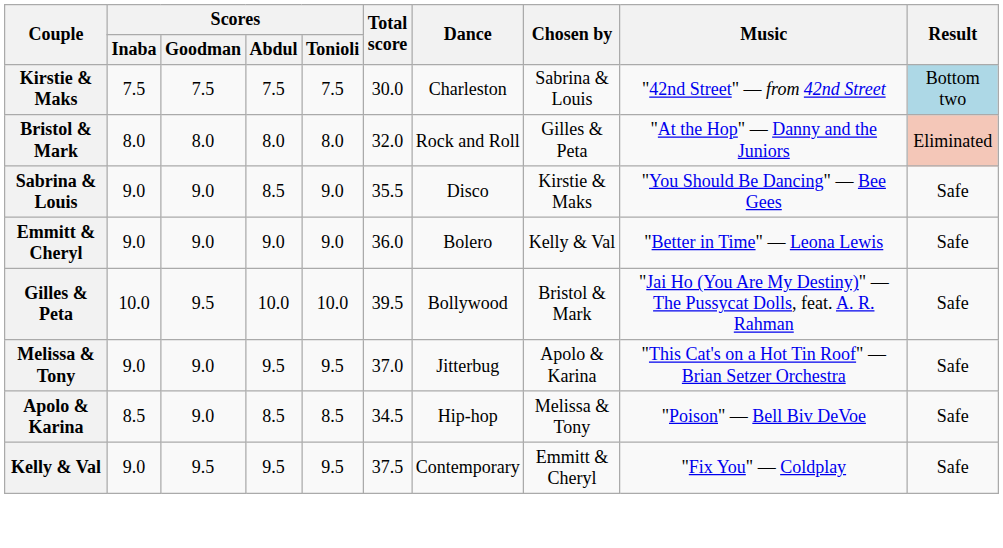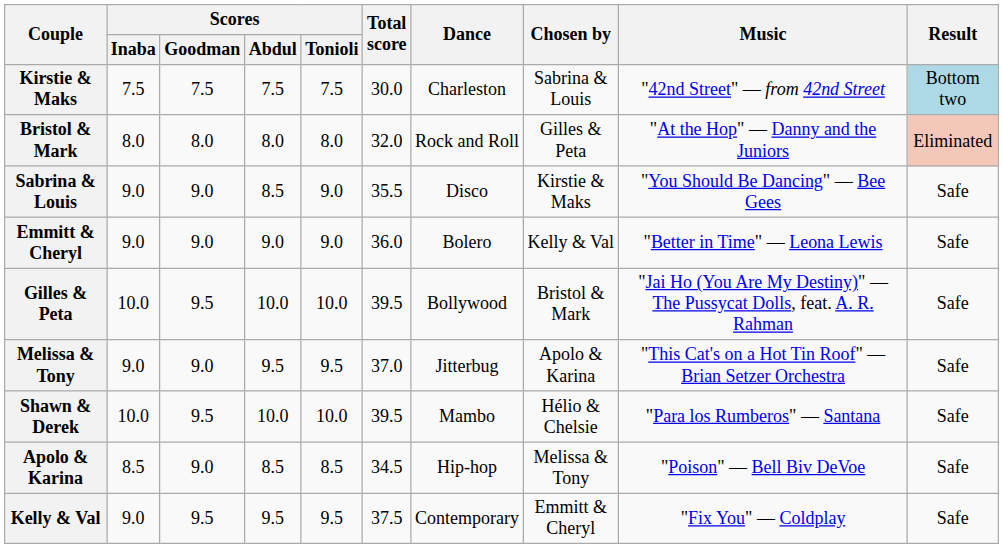+ row: (56, 416)
